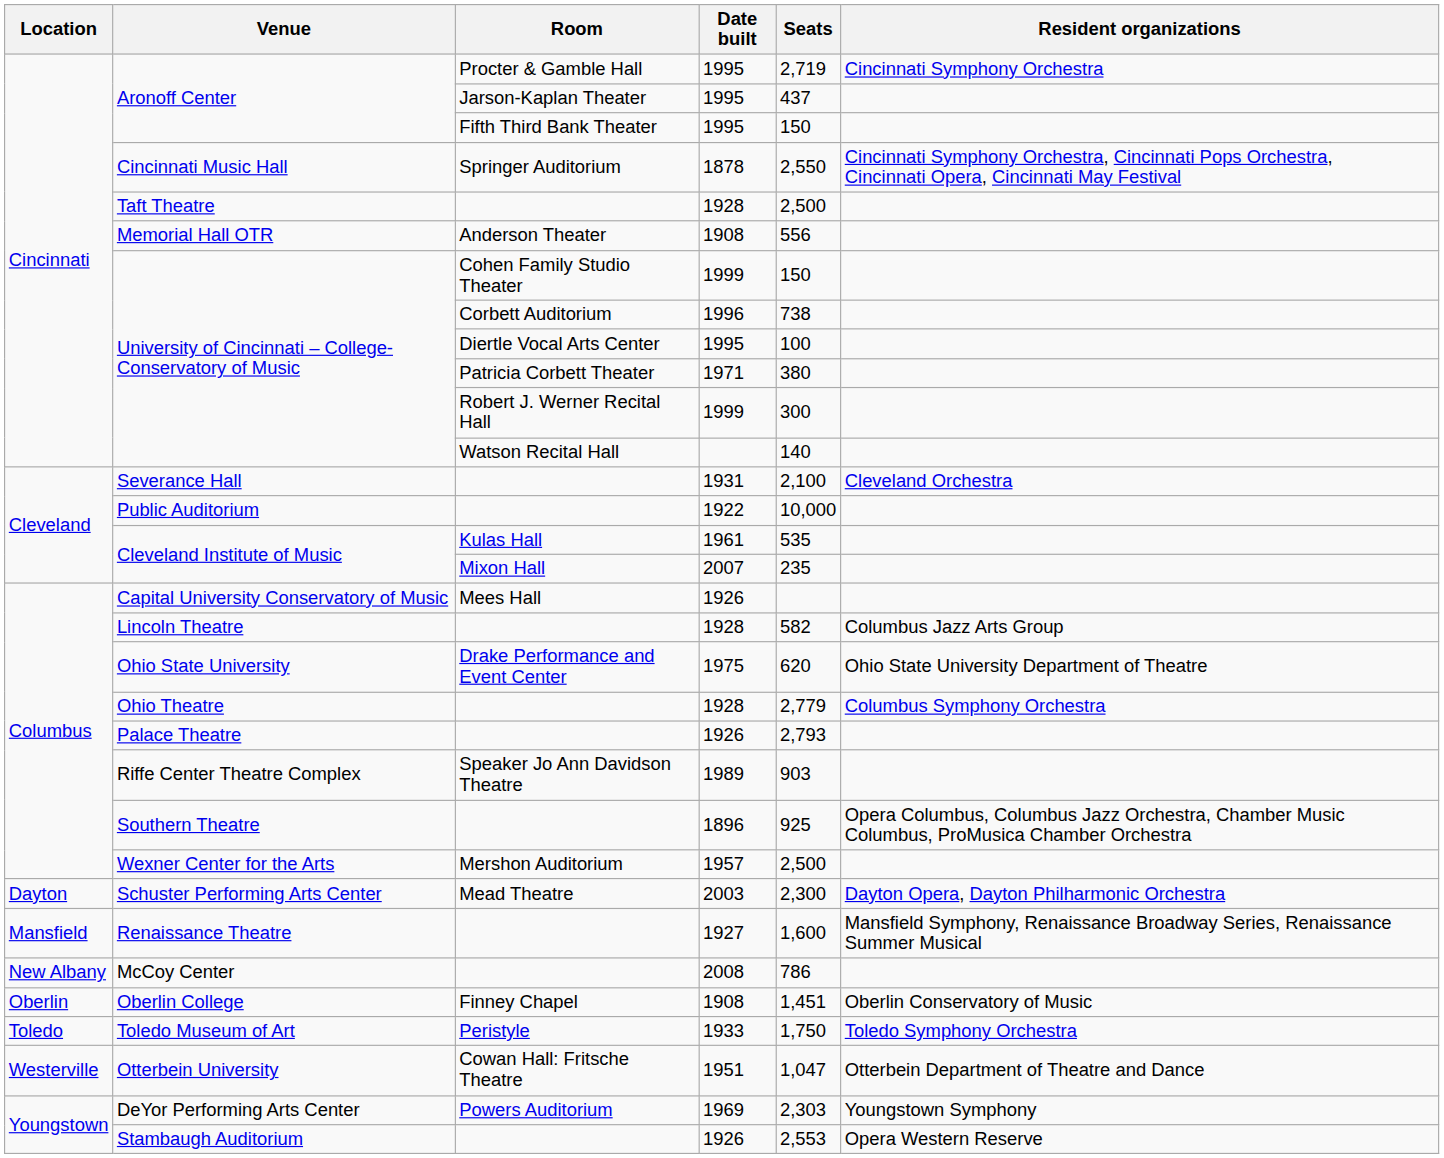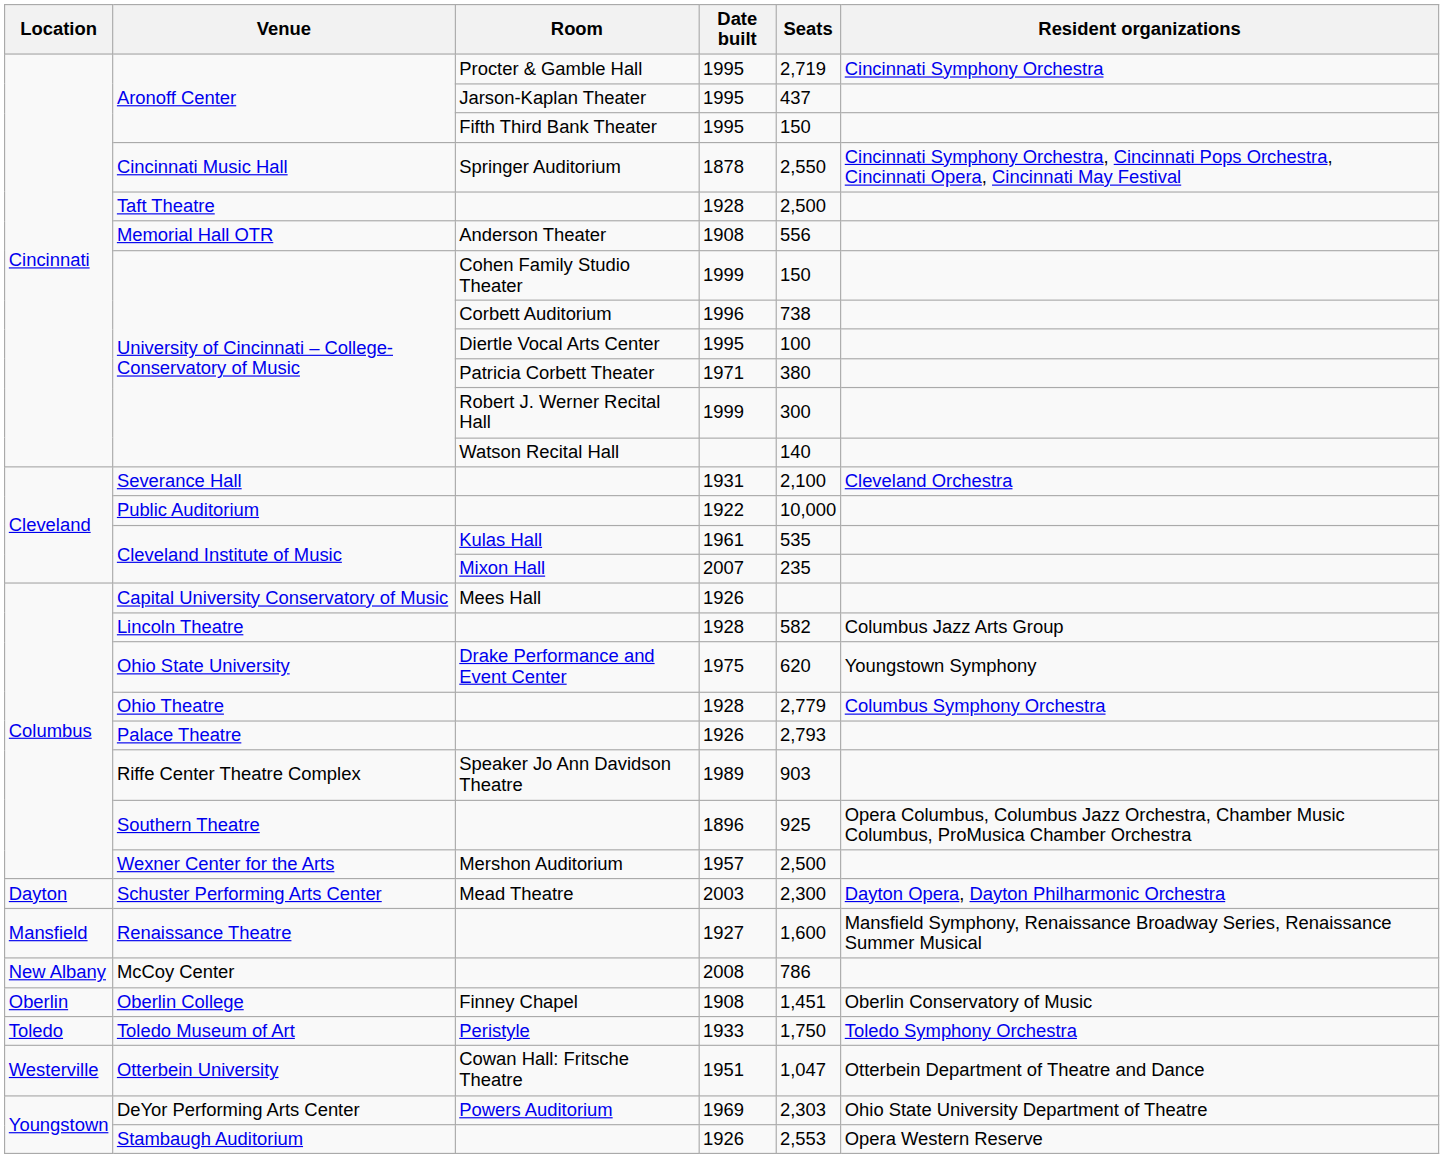(1026, 666) Ohio State University Department of Theatre -> (941, 666) Youngstown Symphony
(941, 1110) Youngstown Symphony -> (1026, 1110) Ohio State University Department of Theatre
